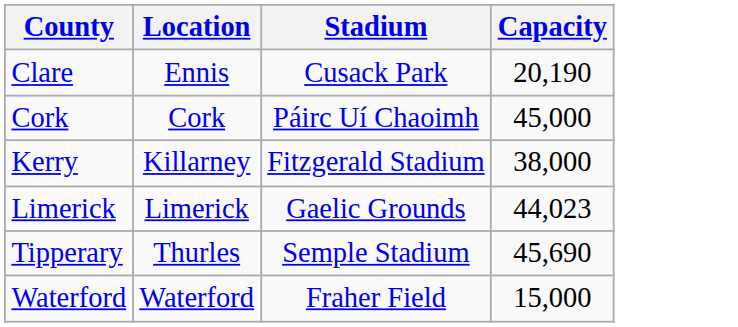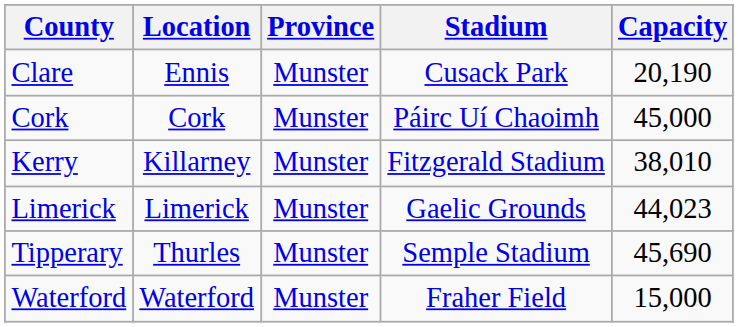+ column: (321, 27)
(552, 162) 38,000 -> (673, 162) 38,010
